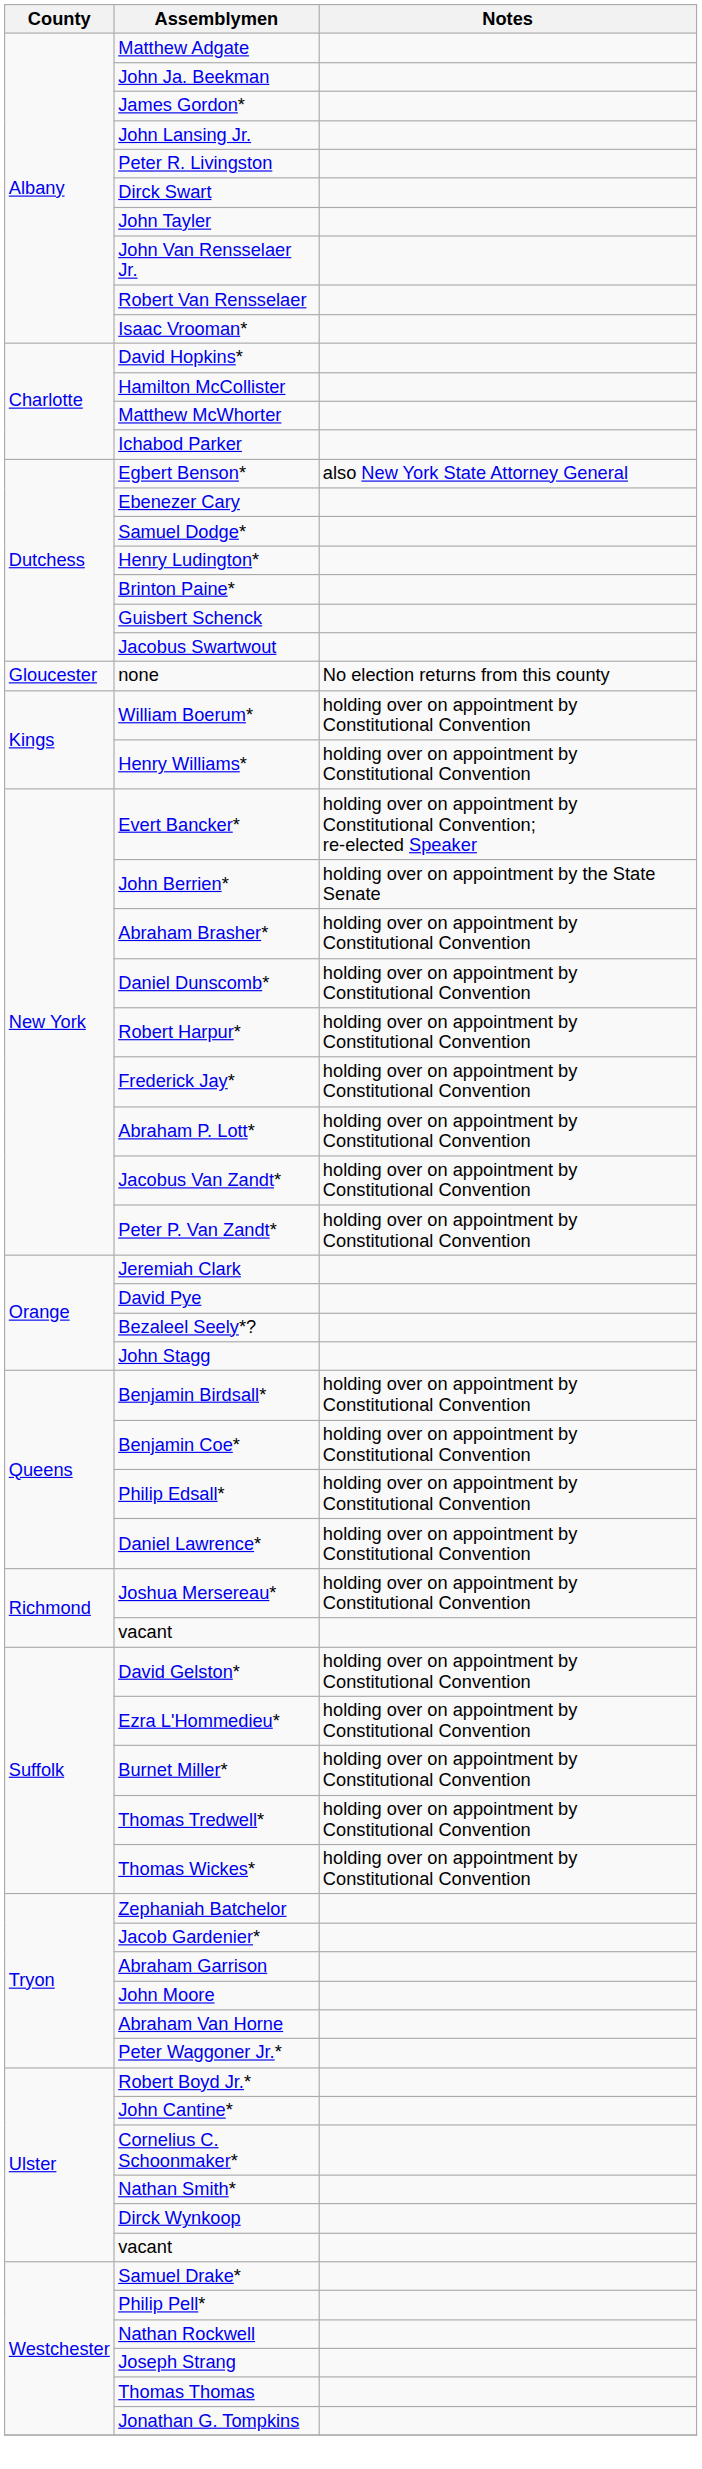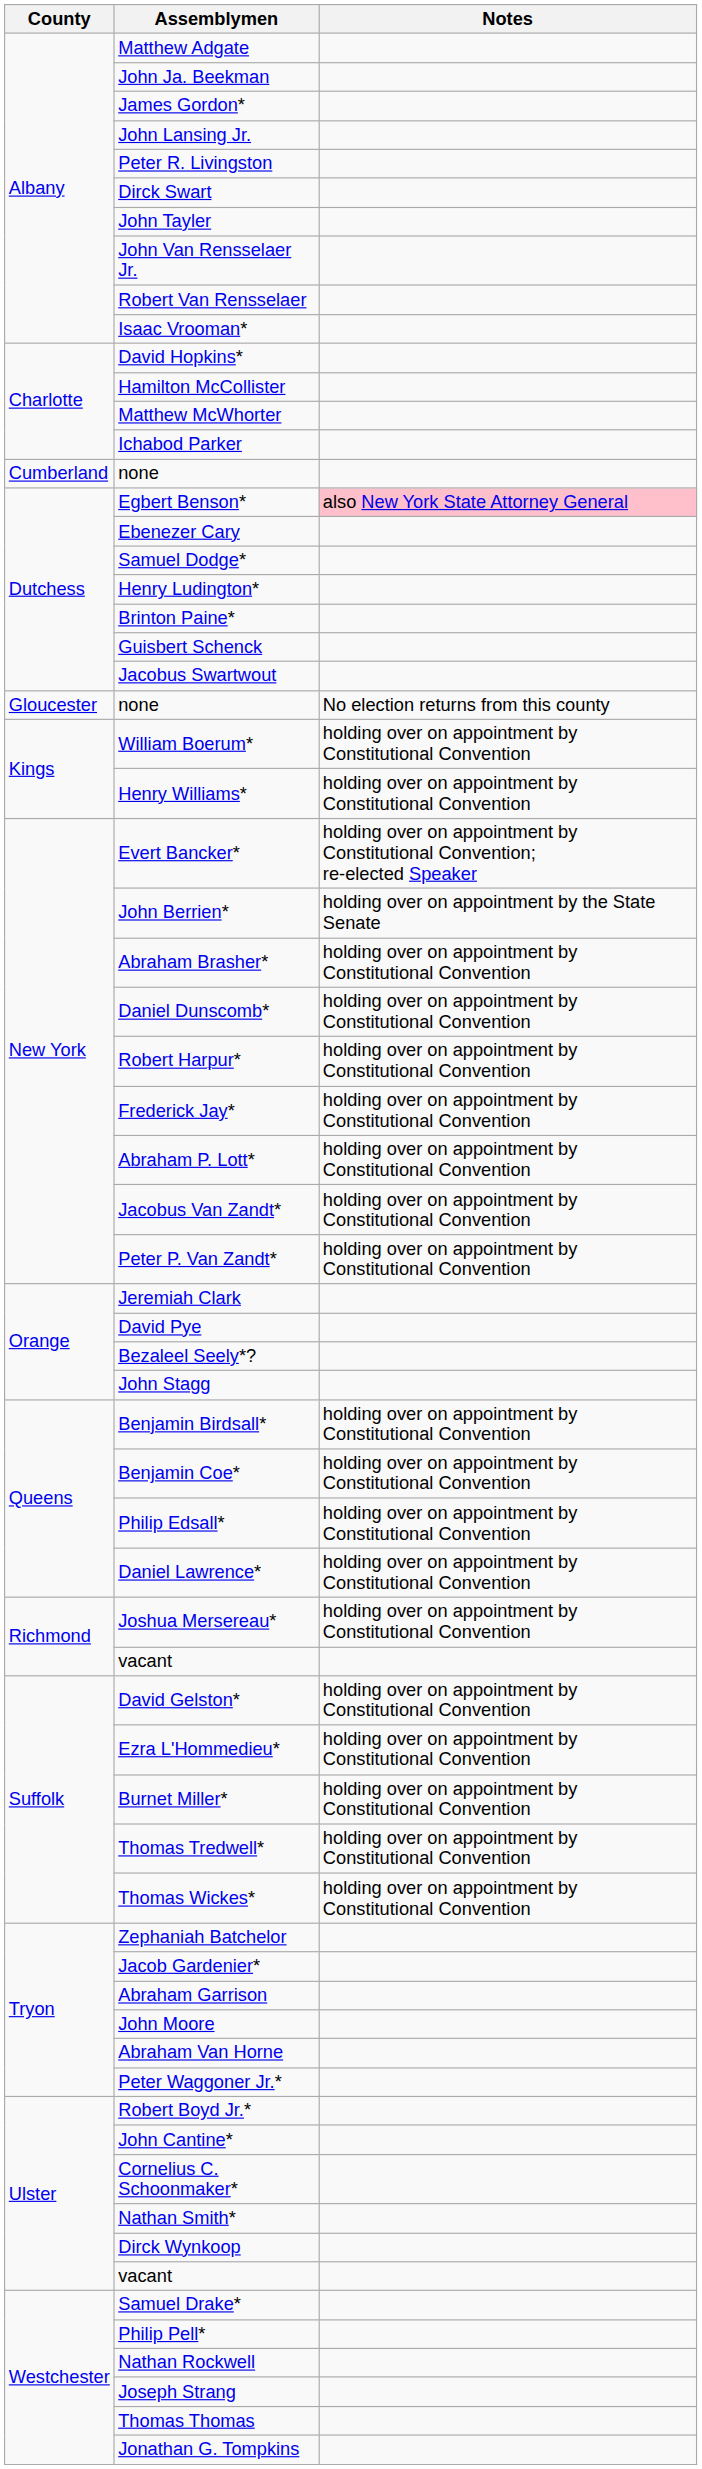+ row: (58, 473)
(475, 473) no background -> (475, 502) pink background
